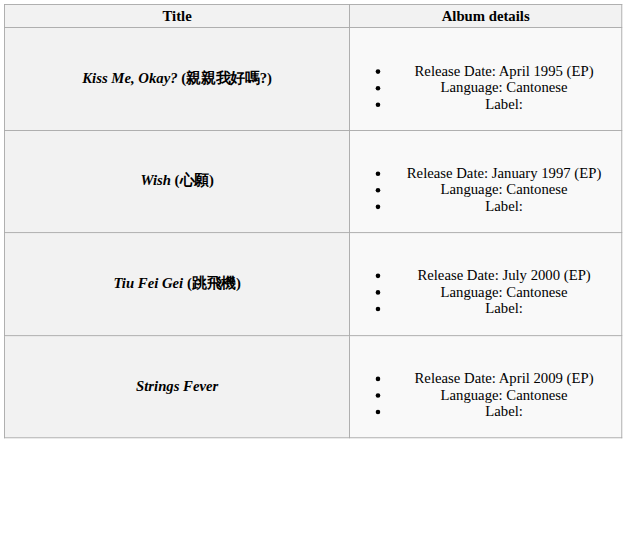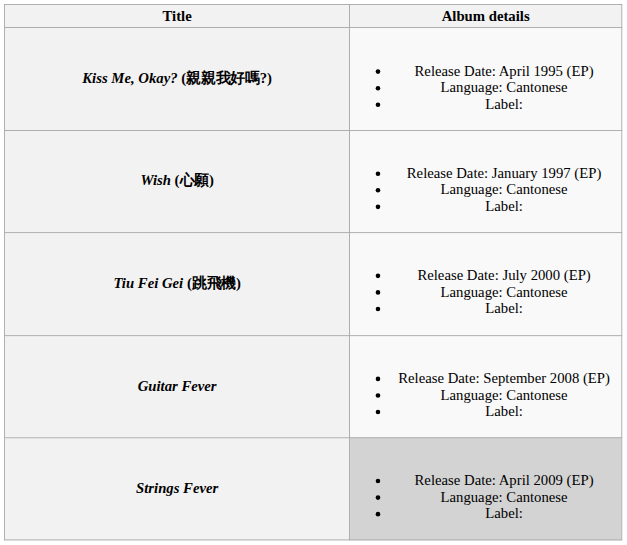+ row: (177, 386)
(486, 395) no background -> (486, 497) lightgrey background
